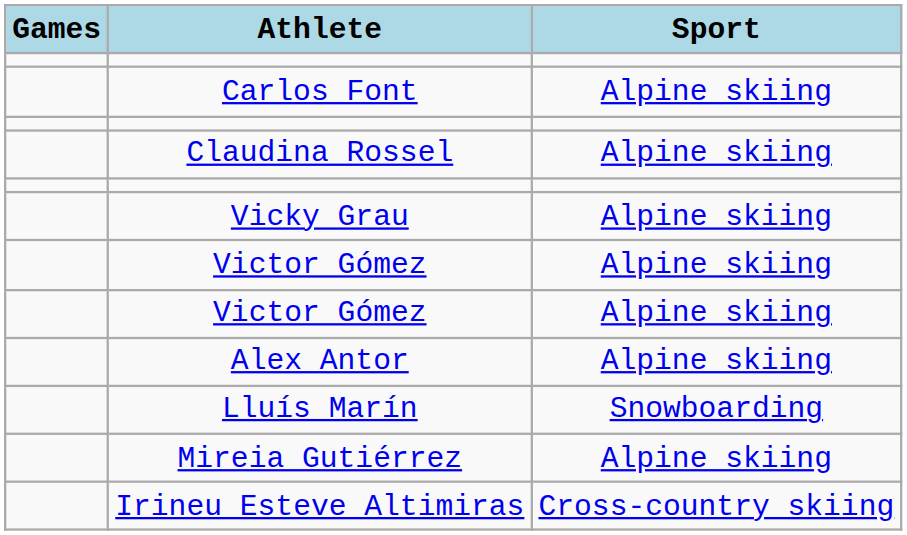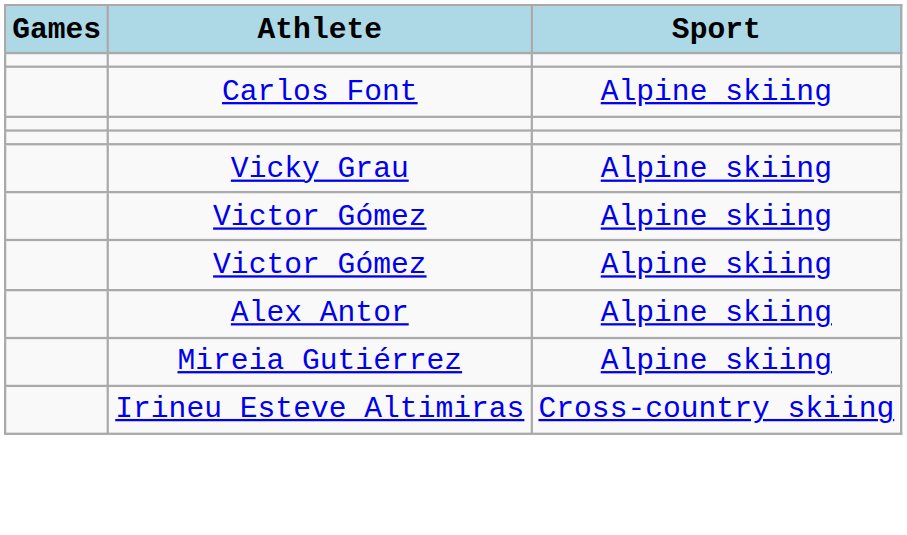- row: (320, 154)
- row: (320, 410)
